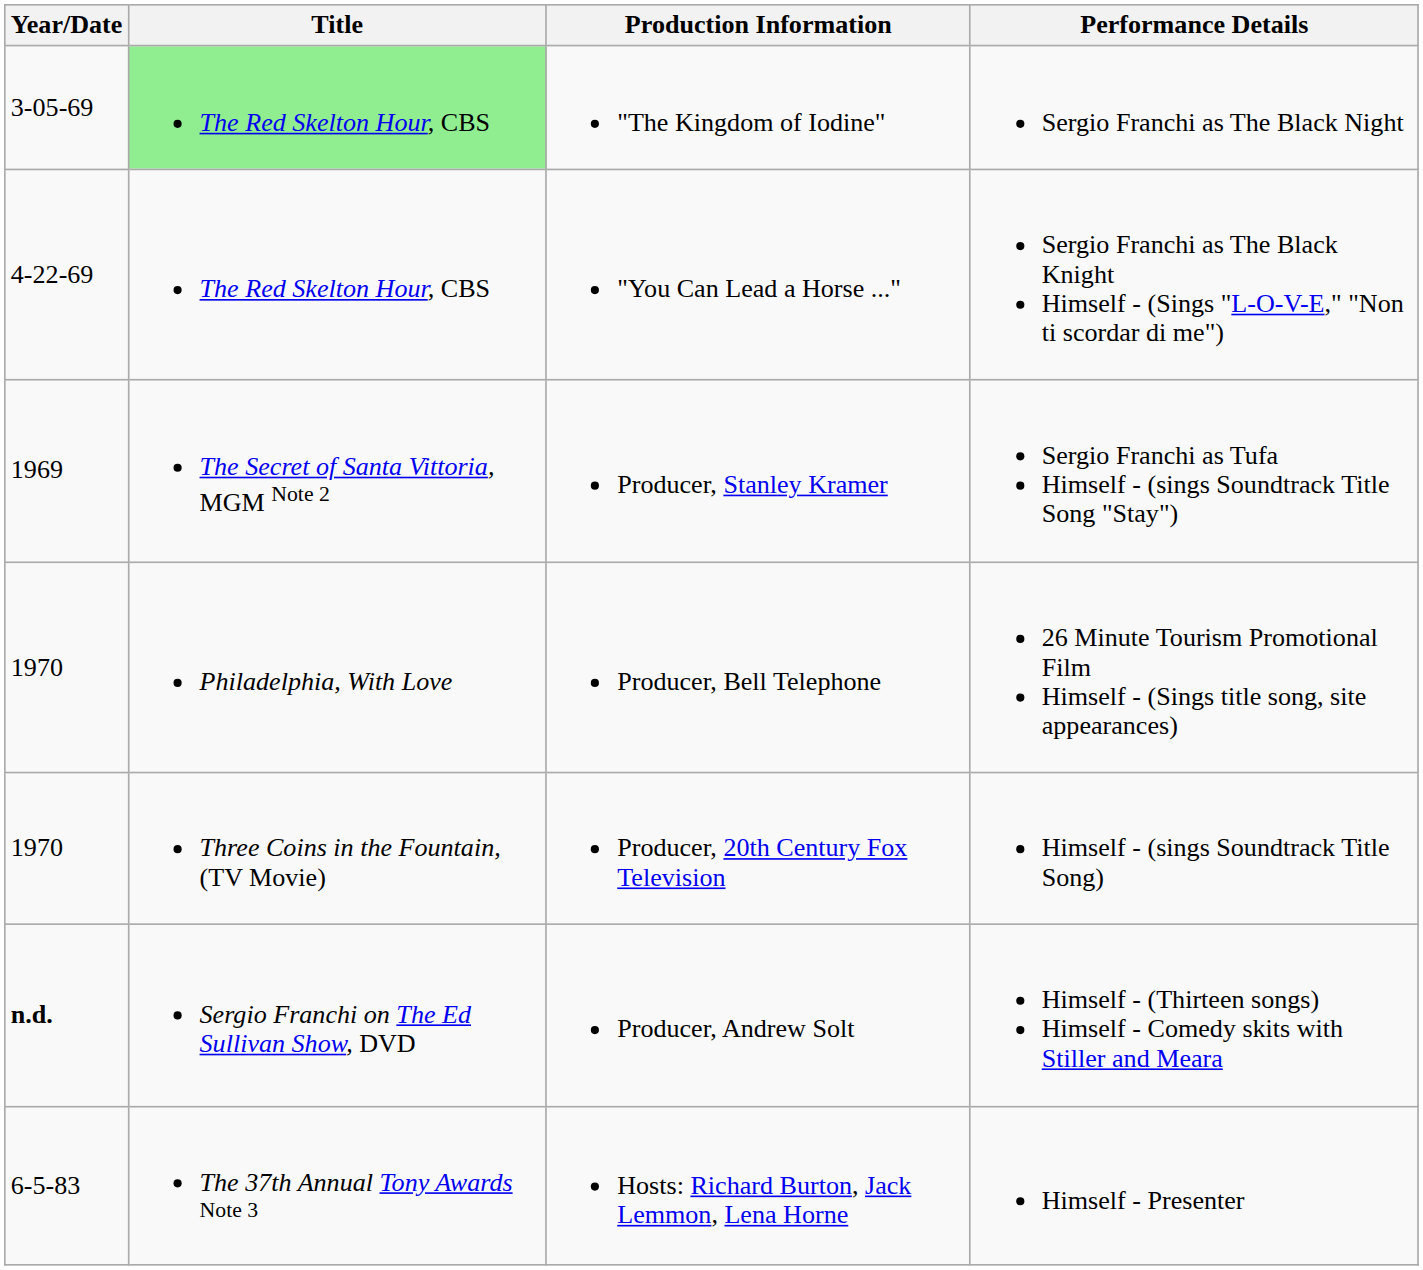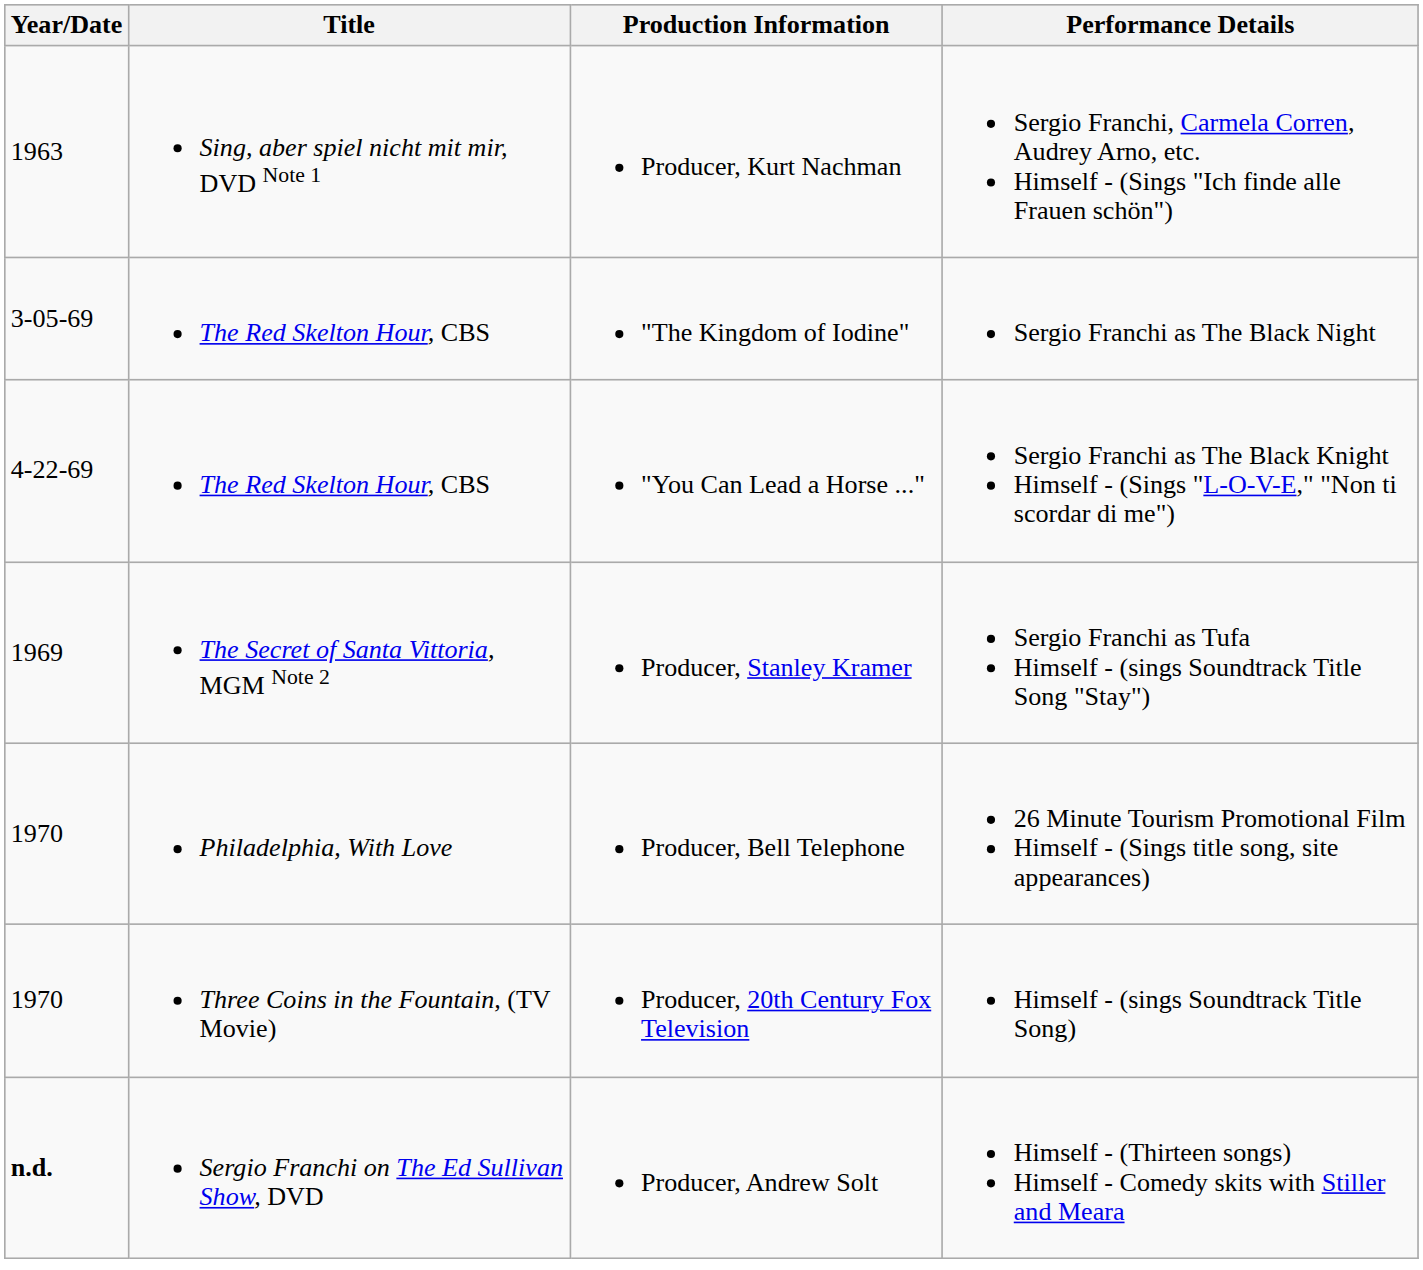+ row: (756, 166)
(337, 122) lightgreen background -> (349, 333) no background
- row: (758, 1200)
